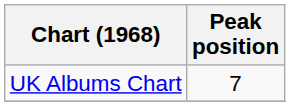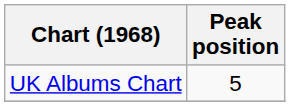(236, 82) 7 -> (236, 82) 5
